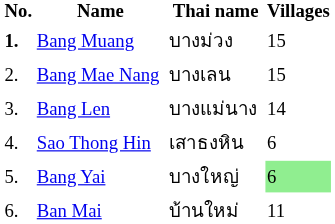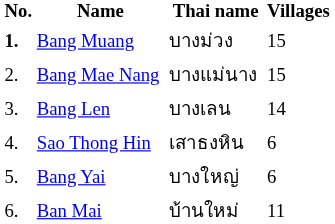(200, 75) บางเลน -> (216, 75) บางแม่นาง
(216, 109) บางแม่นาง -> (200, 109) บางเลน
(272, 176) lightgreen background -> (272, 176) no background
